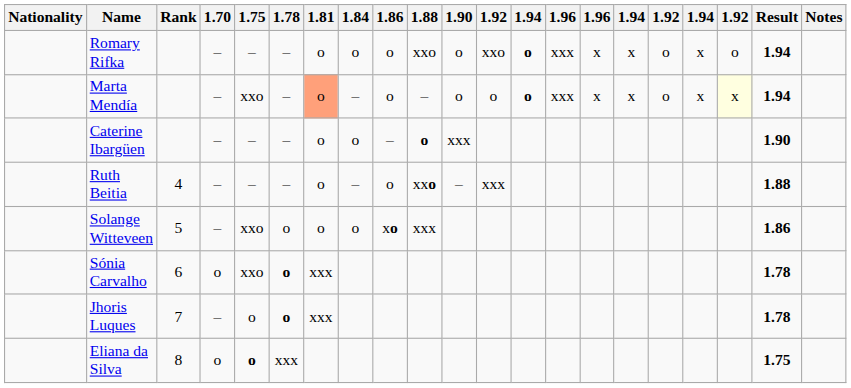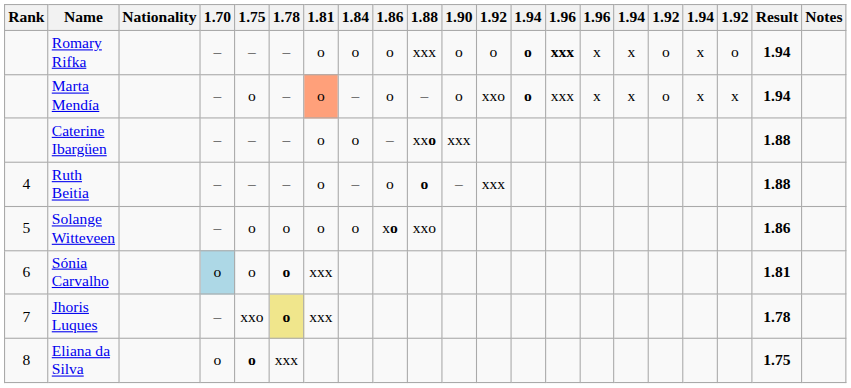columns swapped: (178, 17) <-> (45, 17)
(424, 52) xxo -> (424, 52) xxx
(493, 52) xxo -> (493, 52) o
(562, 52) normal -> (562, 52) bold
(252, 96) xxo -> (252, 96) o
(493, 96) o -> (493, 96) xxo
(735, 96) lightyellow background -> (735, 96) no background
(424, 140) o -> (424, 140) xxo
(777, 140) 1.90 -> (777, 140) 1.88
(424, 184) xxo -> (424, 184) o
(252, 228) xxo -> (252, 228) o
(424, 228) xxx -> (424, 228) xxo
(217, 272) no background -> (217, 272) lightblue background
(252, 272) xxo -> (252, 272) o
(777, 272) 1.78 -> (777, 272) 1.81
(252, 316) o -> (252, 316) xxo
(286, 316) no background -> (286, 316) khaki background
